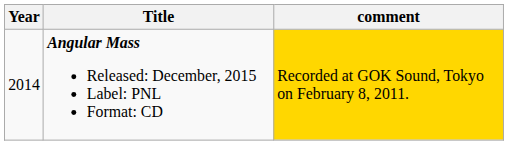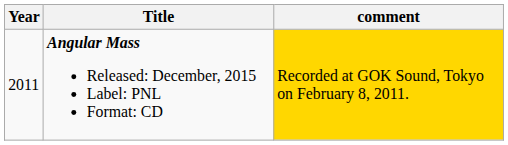(24, 84) 2014 -> (24, 84) 2011
